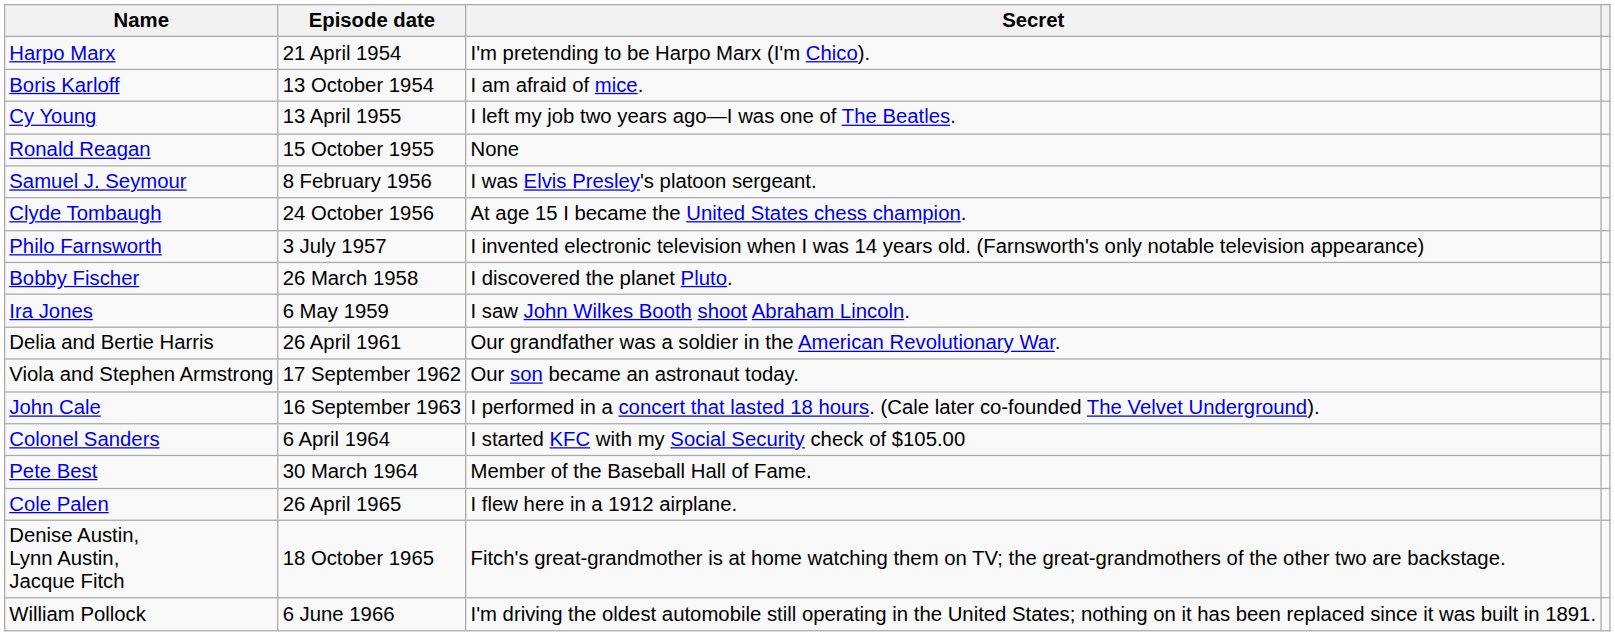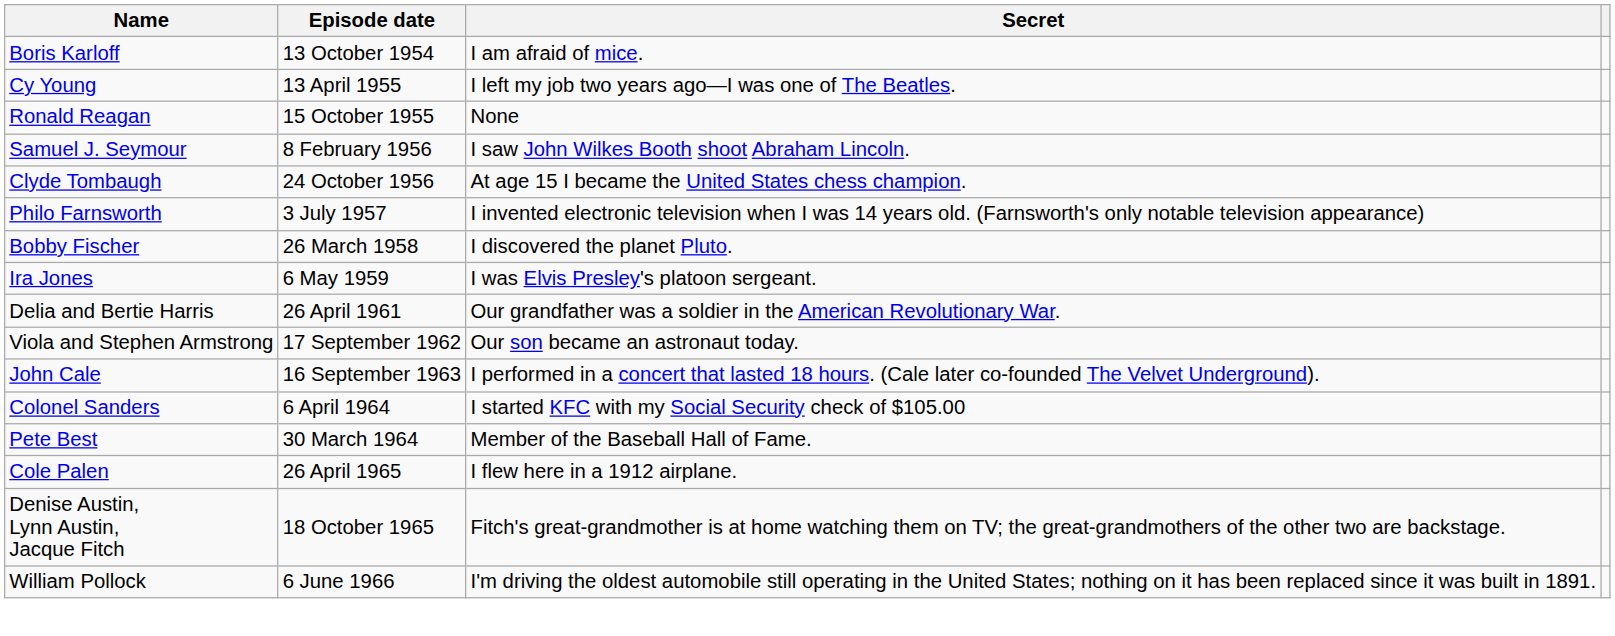- row: (62, 52)
(644, 181) I was Elvis Presley's platoon sergeant. -> (690, 149) I saw John Wilkes Booth shoot Abraham Lincoln.
(690, 310) I saw John Wilkes Booth shoot Abraham Lincoln. -> (644, 278) I was Elvis Presley's platoon sergeant.
